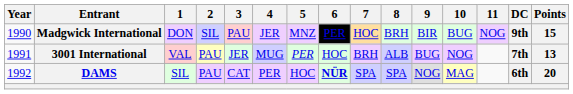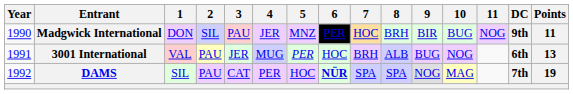(550, 33) 15 -> (550, 33) 11
(520, 53) 7th -> (520, 53) 6th
(520, 73) 6th -> (520, 73) 7th
(550, 73) 20 -> (550, 73) 19
